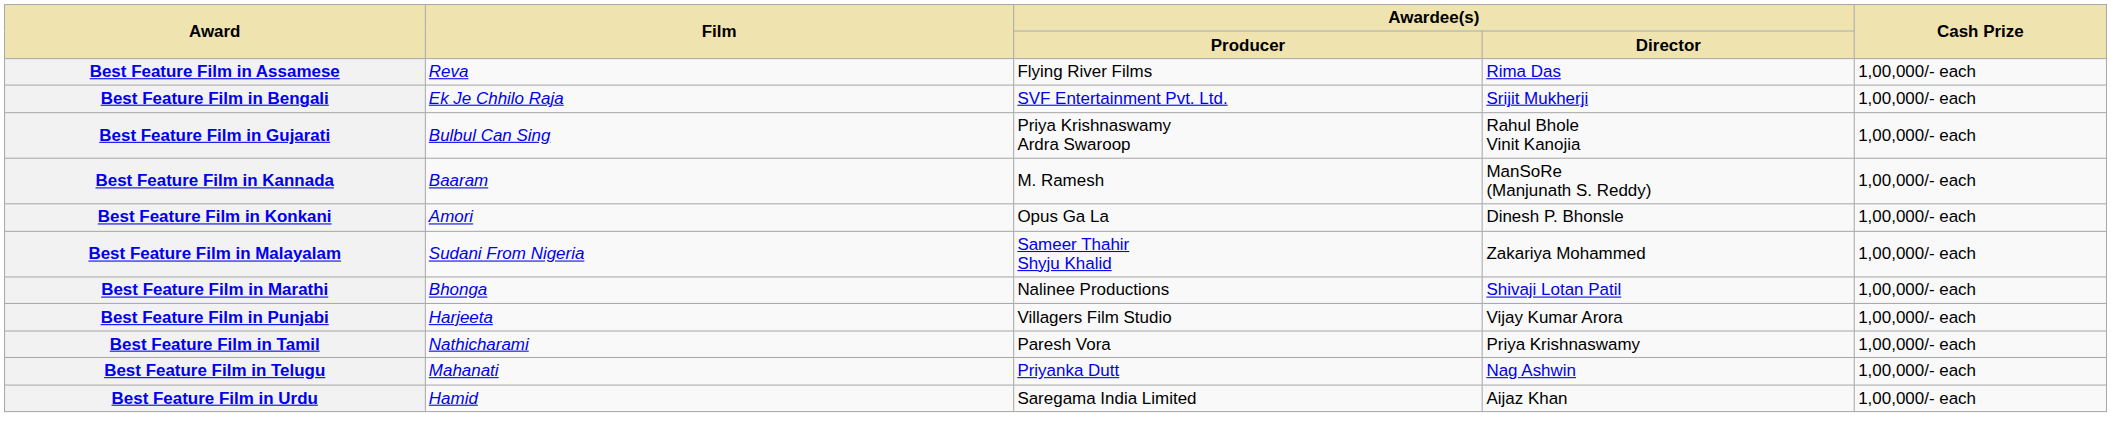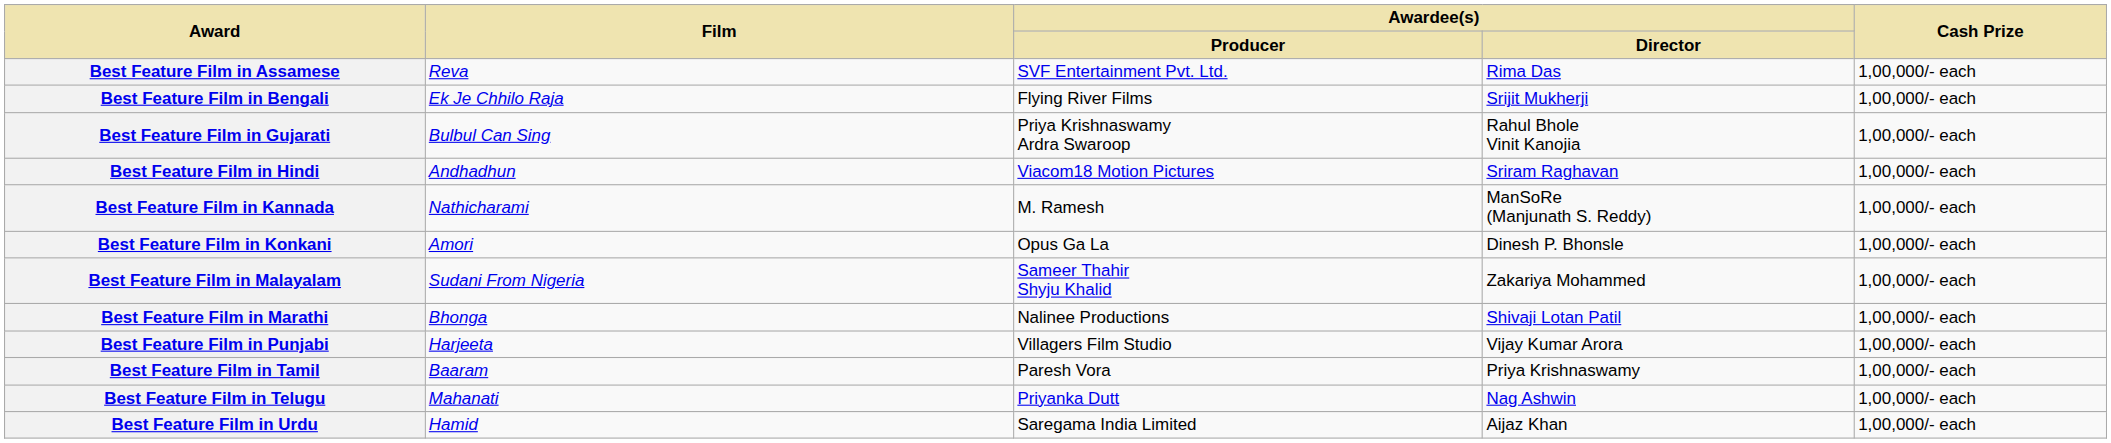(1085, 71) Flying River Films -> (1122, 71) SVF Entertainment Pvt. Ltd.
(1122, 98) SVF Entertainment Pvt. Ltd. -> (1085, 98) Flying River Films
+ row: (215, 171)
(459, 181) Baaram -> (479, 207) Nathicharami
(479, 344) Nathicharami -> (459, 371) Baaram
